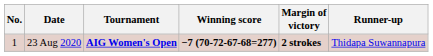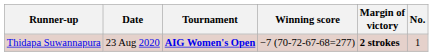columns swapped: (14, 19) <-> (378, 19)
(229, 43) bold -> (308, 43) normal
